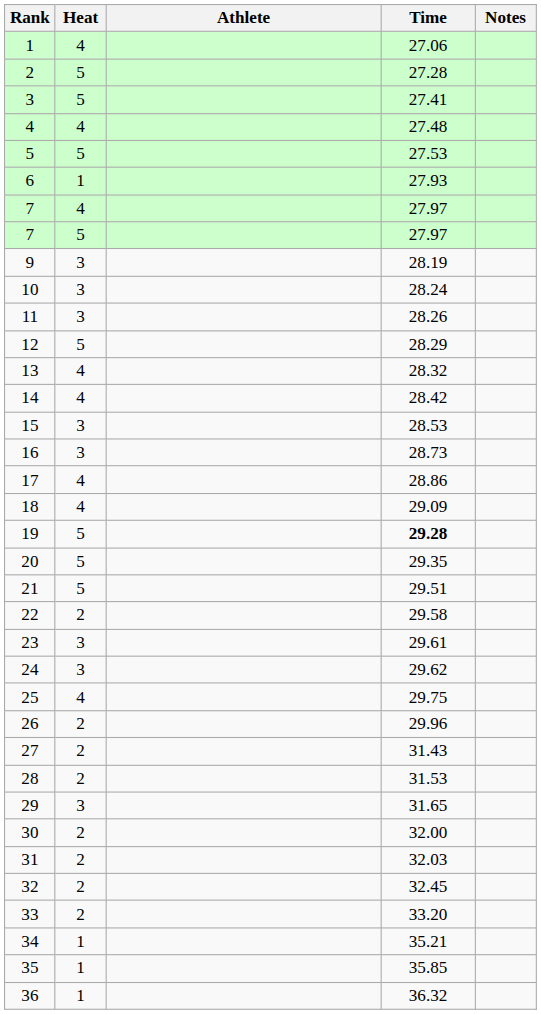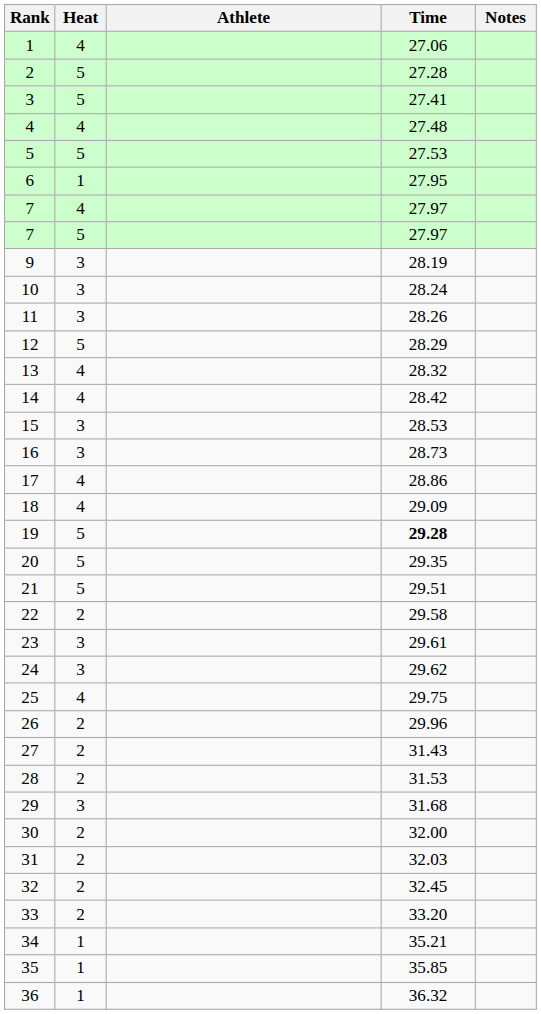(428, 180) 27.93 -> (428, 180) 27.95
(428, 805) 31.65 -> (428, 805) 31.68
